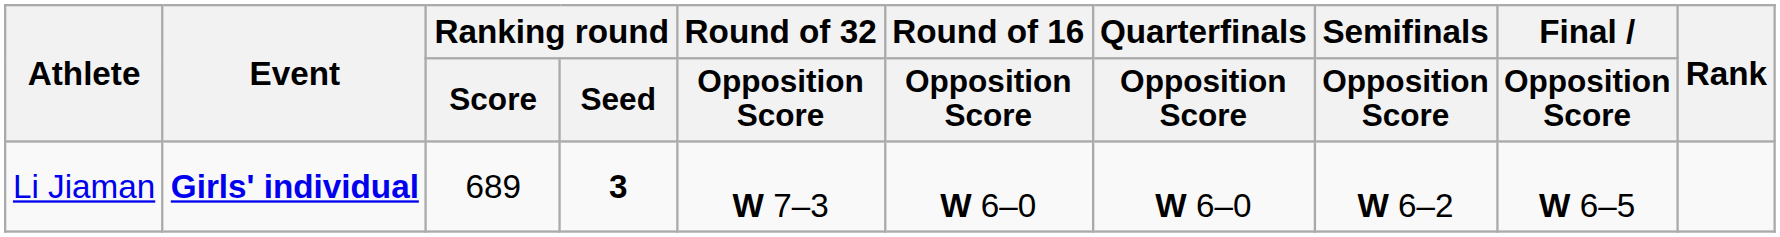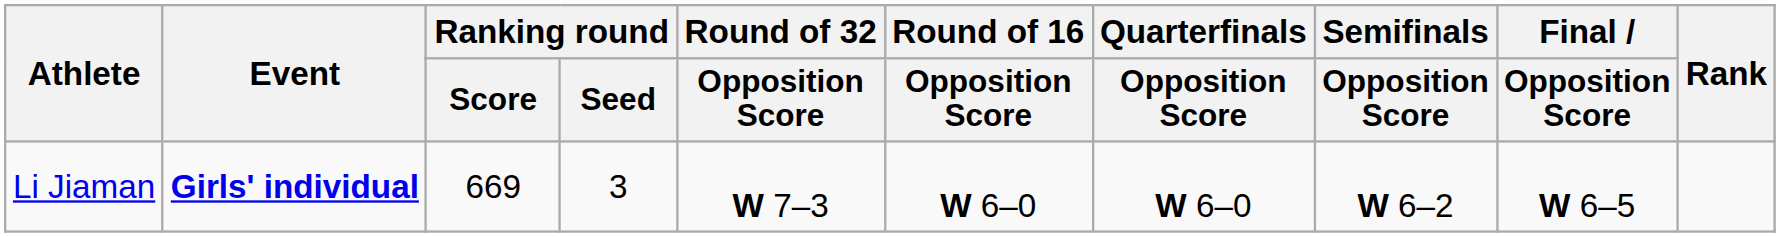(493, 187) 689 -> (493, 187) 669
(618, 187) bold -> (618, 187) normal
